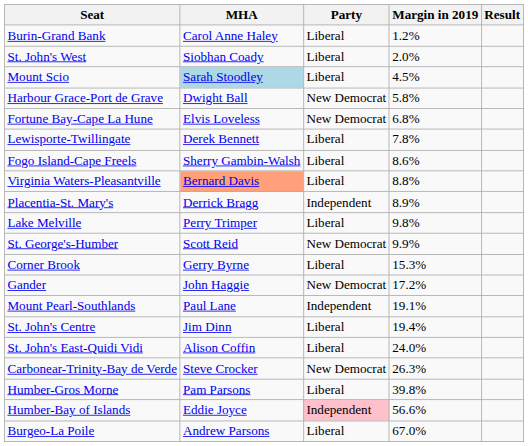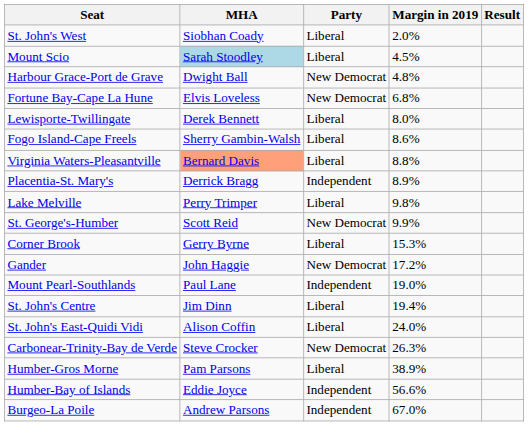- row: (56, 35)
(406, 98) 5.8% -> (406, 77) 4.8%
(406, 139) 7.8% -> (406, 118) 8.0%
(409, 306) 19.1% -> (409, 285) 19.0%
(409, 389) 39.8% -> (409, 368) 38.9%
(339, 410) pink background -> (339, 389) no background
(325, 431) Liberal -> (339, 410) Independent
